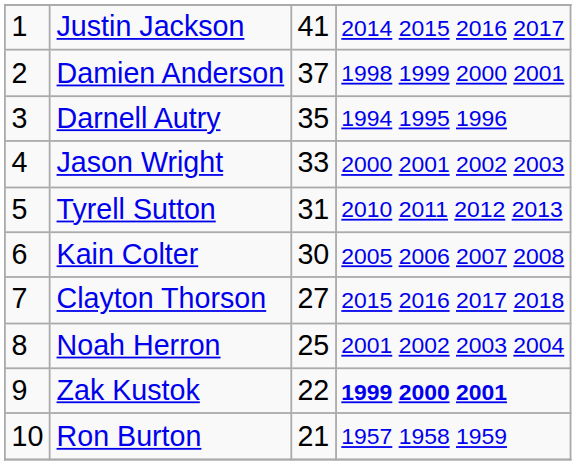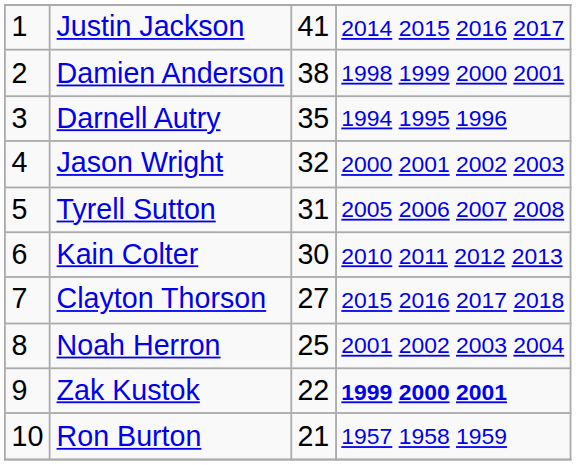(313, 72) 37 -> (313, 72) 38
(313, 163) 33 -> (313, 163) 32
(452, 209) 2010 2011 2012 2013 -> (453, 209) 2005 2006 2007 2008
(453, 255) 2005 2006 2007 2008 -> (452, 255) 2010 2011 2012 2013
